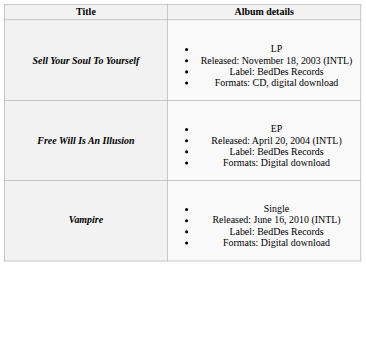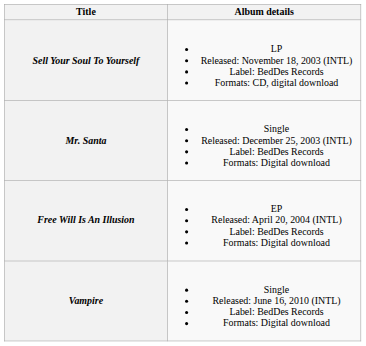+ row: (86, 140)
